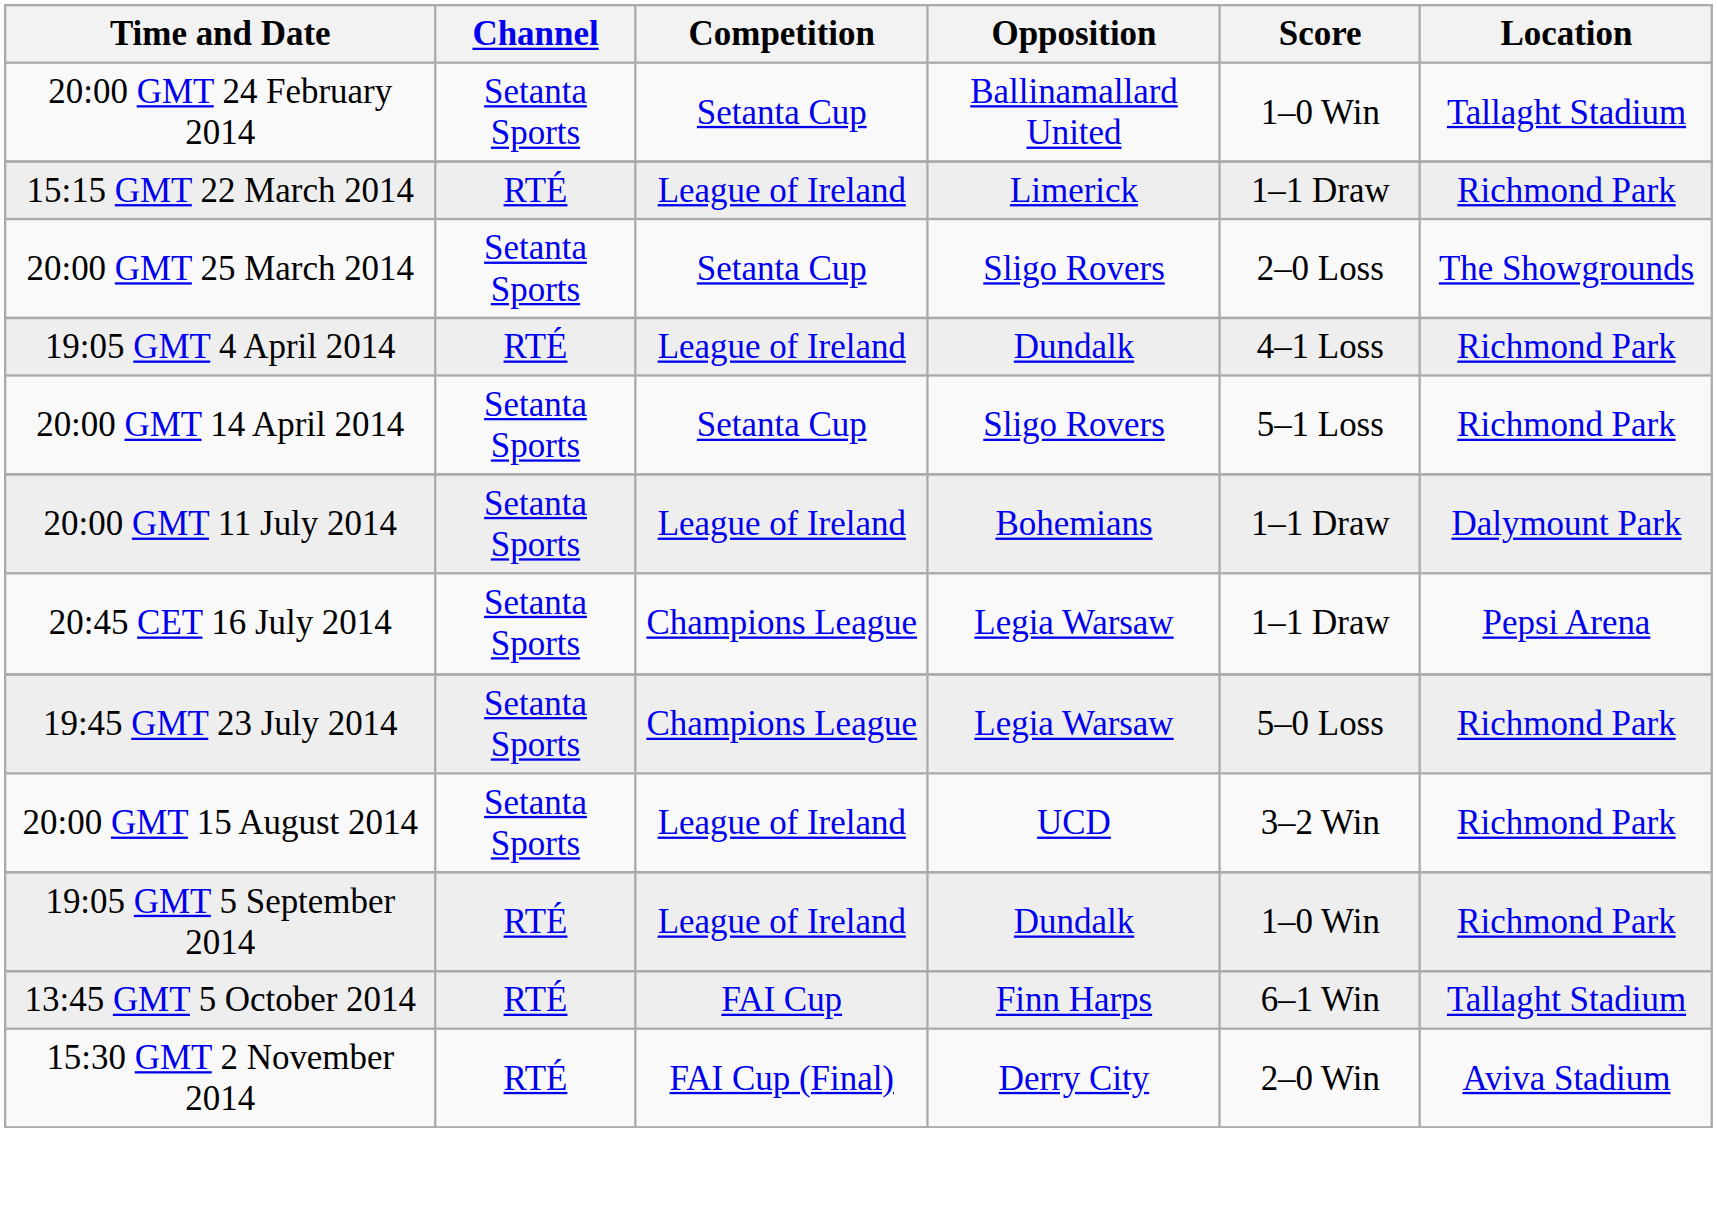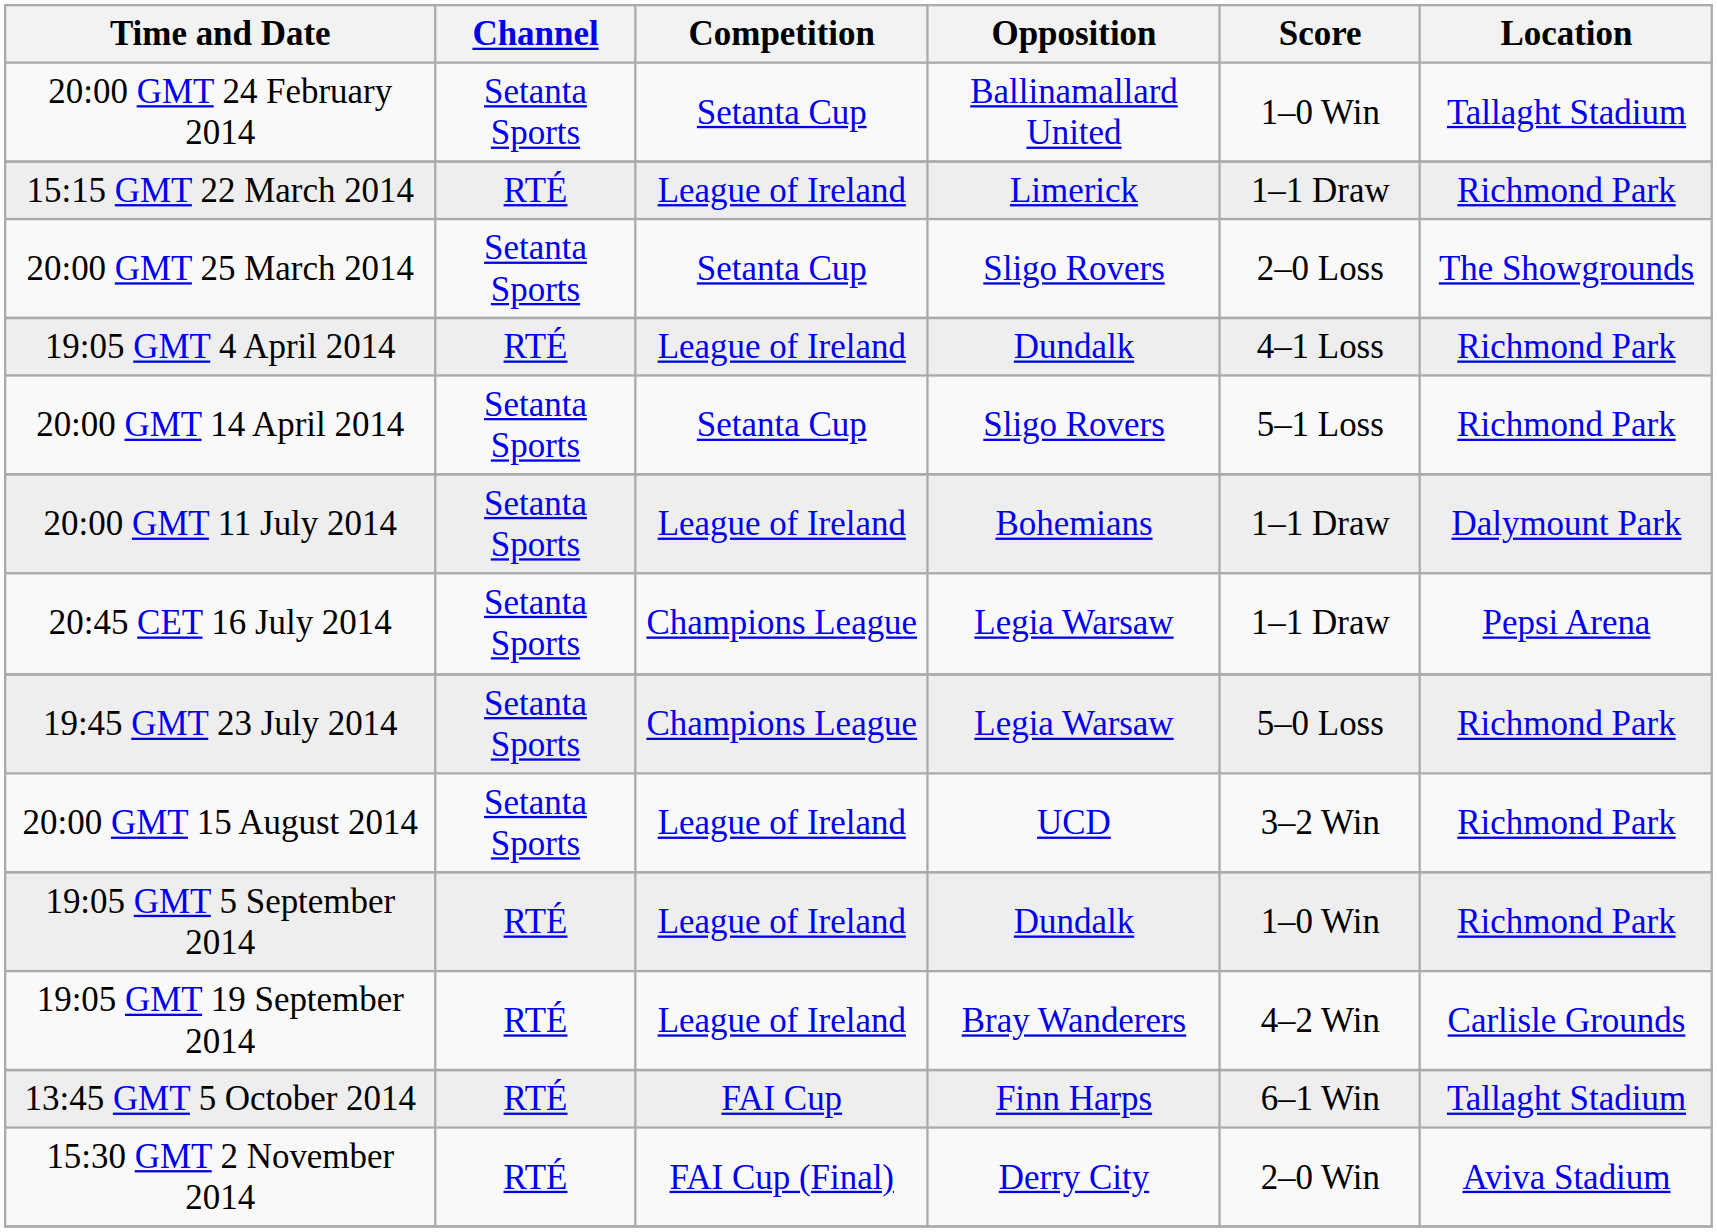+ row: (220, 1019)
